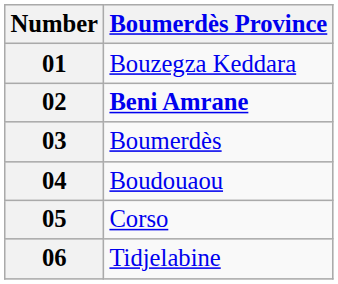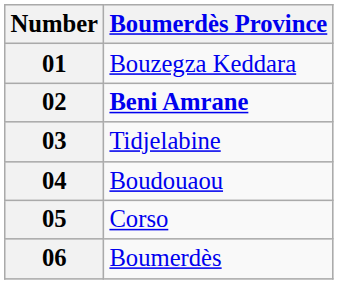(166, 141) Boumerdès -> (165, 141) Tidjelabine
(165, 258) Tidjelabine -> (166, 258) Boumerdès
